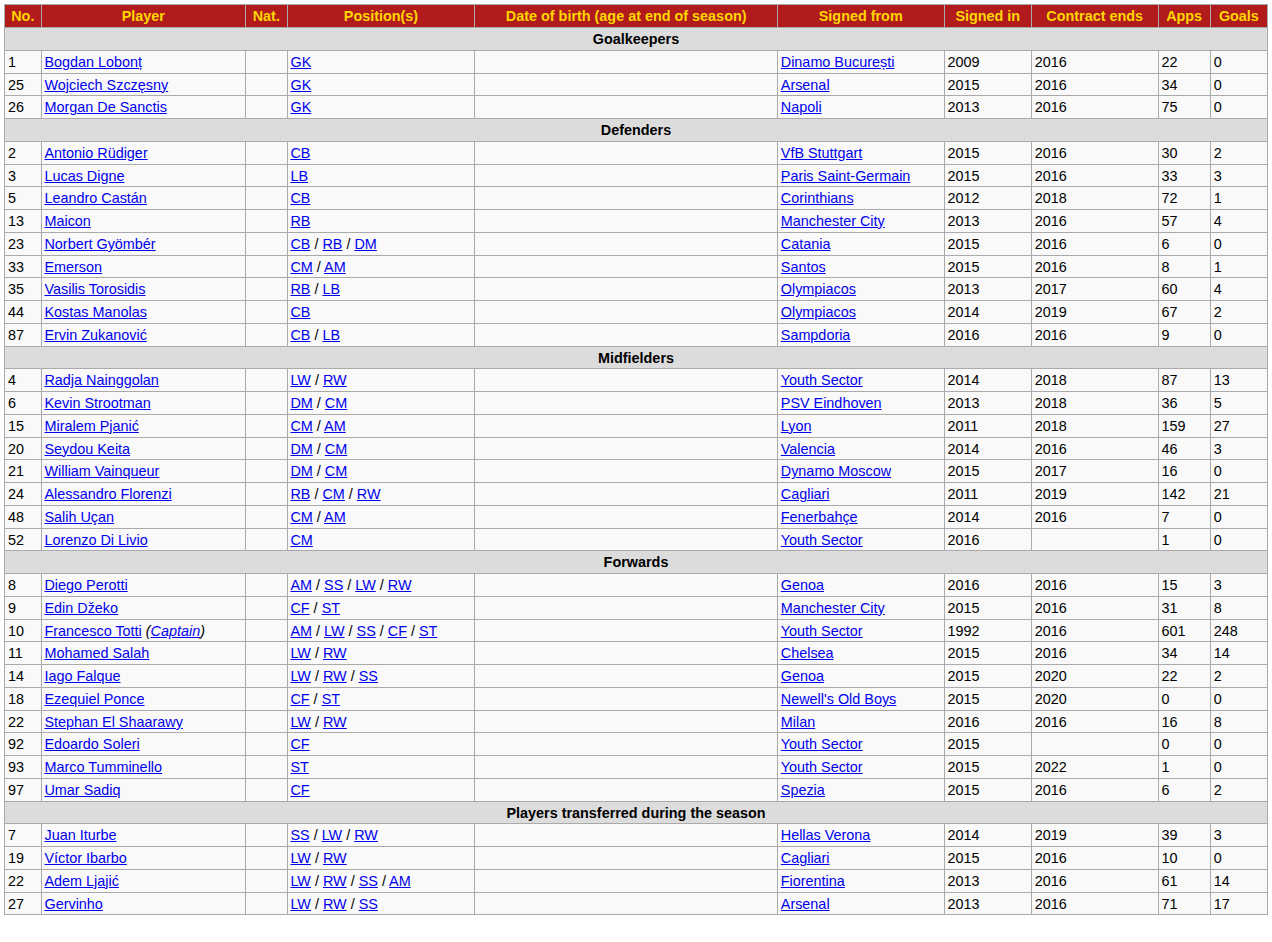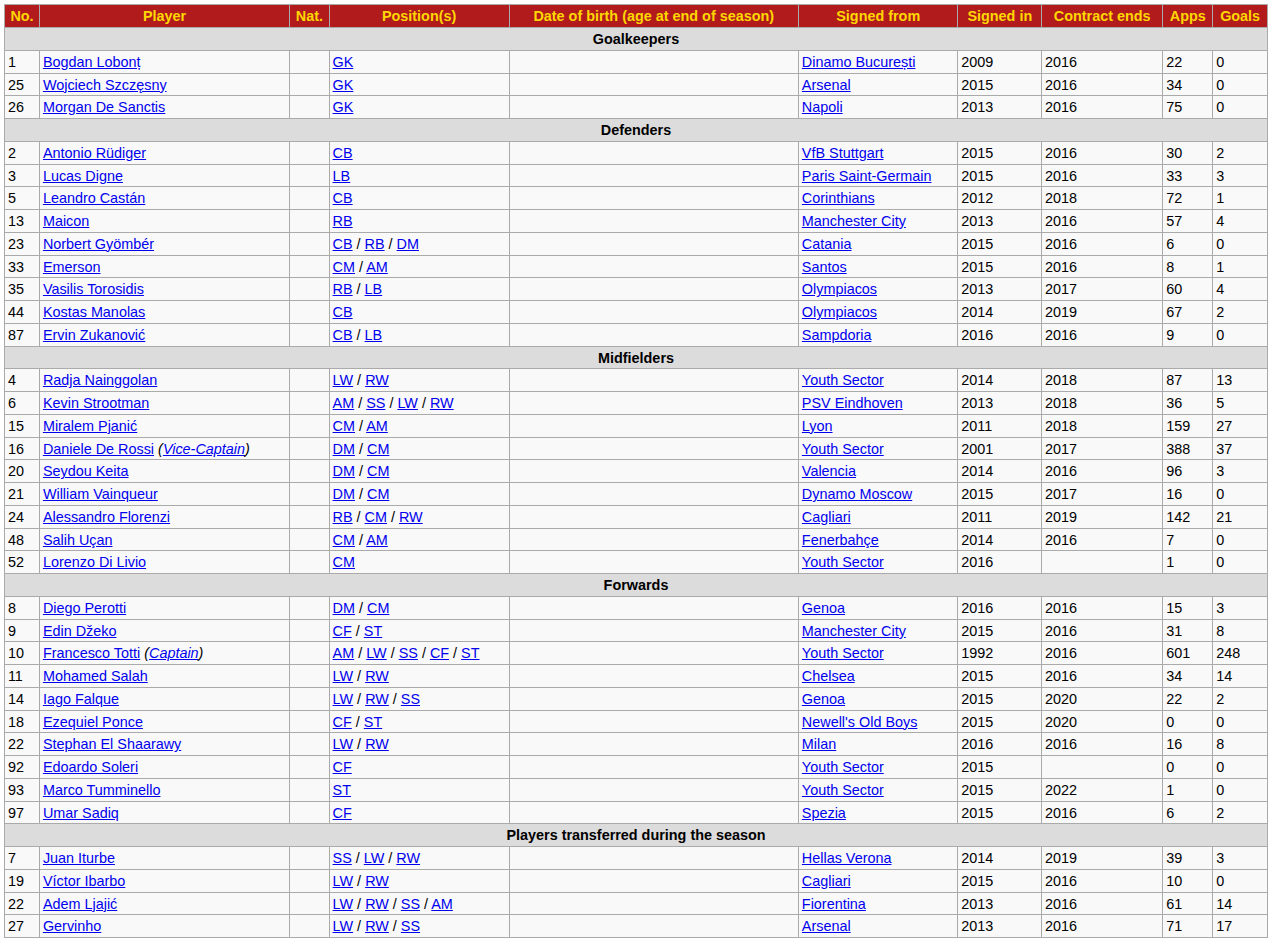(319, 403) DM / CM -> (393, 403) AM / SS / LW / RW
+ row: (146, 449)
(1169, 449) 46 -> (1174, 471) 96
(351, 585) AM / SS / LW / RW -> (361, 608) DM / CM
